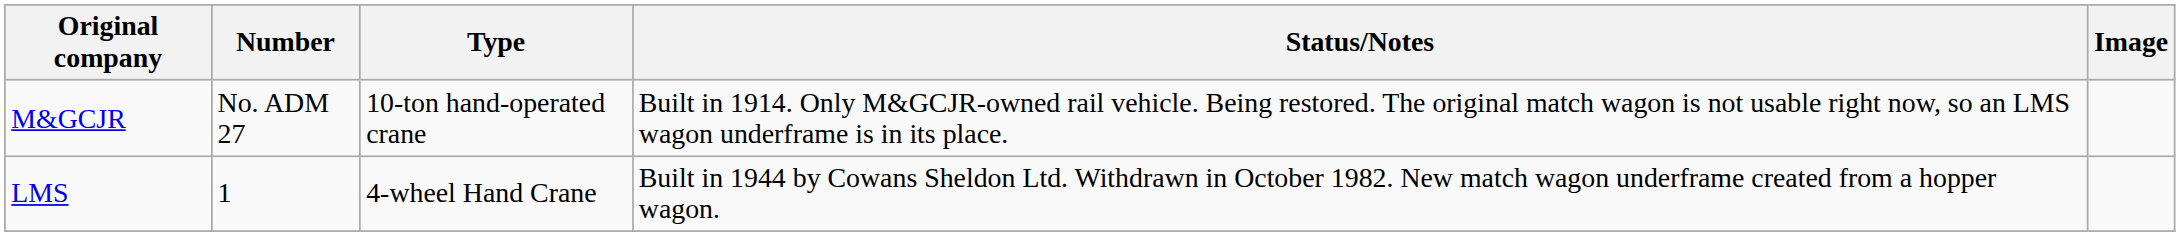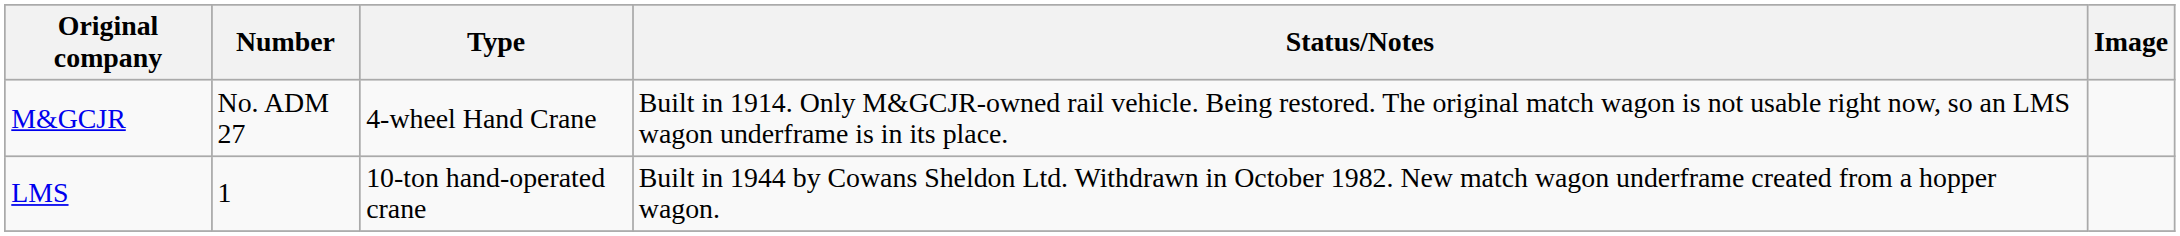(486, 117) 10-ton hand-operated crane -> (481, 117) 4-wheel Hand Crane
(481, 193) 4-wheel Hand Crane -> (486, 193) 10-ton hand-operated crane
